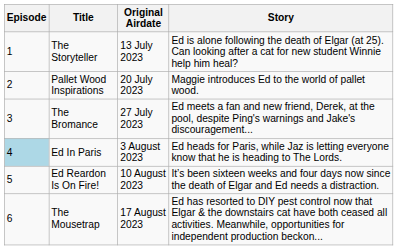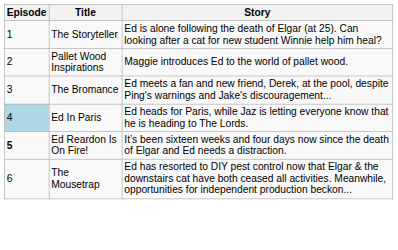- column: (143, 18)
(10, 180) normal -> (10, 145) bold
